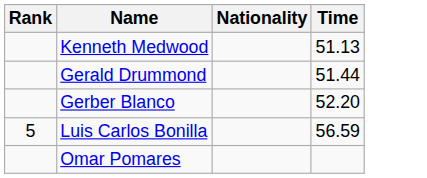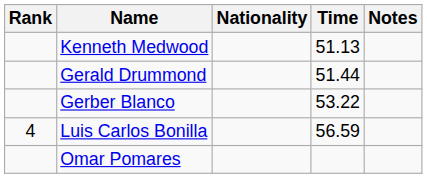+ column: (393, 18)
(338, 103) 52.20 -> (338, 103) 53.22
(30, 131) 5 -> (30, 131) 4
